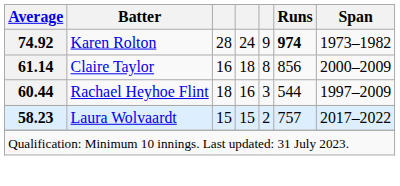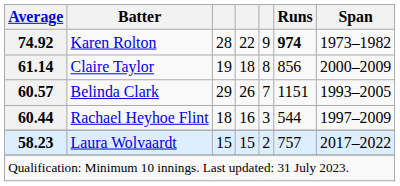(247, 42) 24 -> (247, 42) 22
(224, 67) 16 -> (224, 67) 19
+ row: (115, 92)
